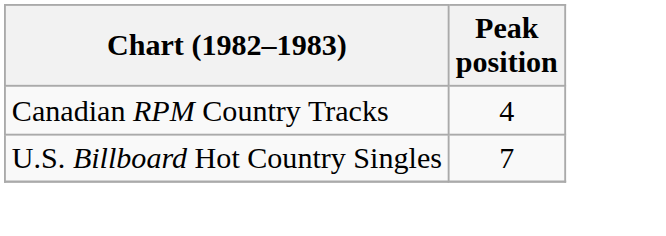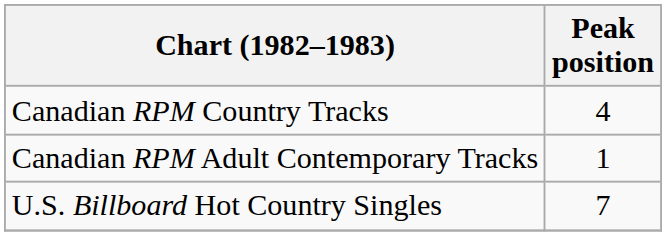+ row: (275, 157)
